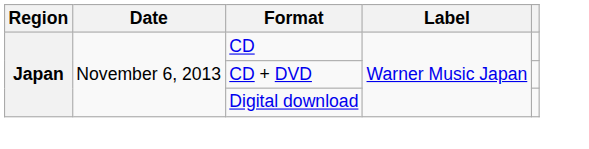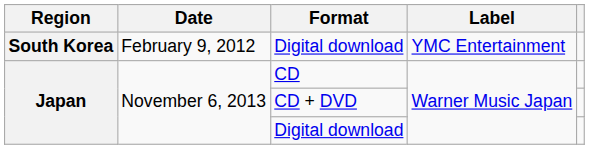+ row: (61, 46)
